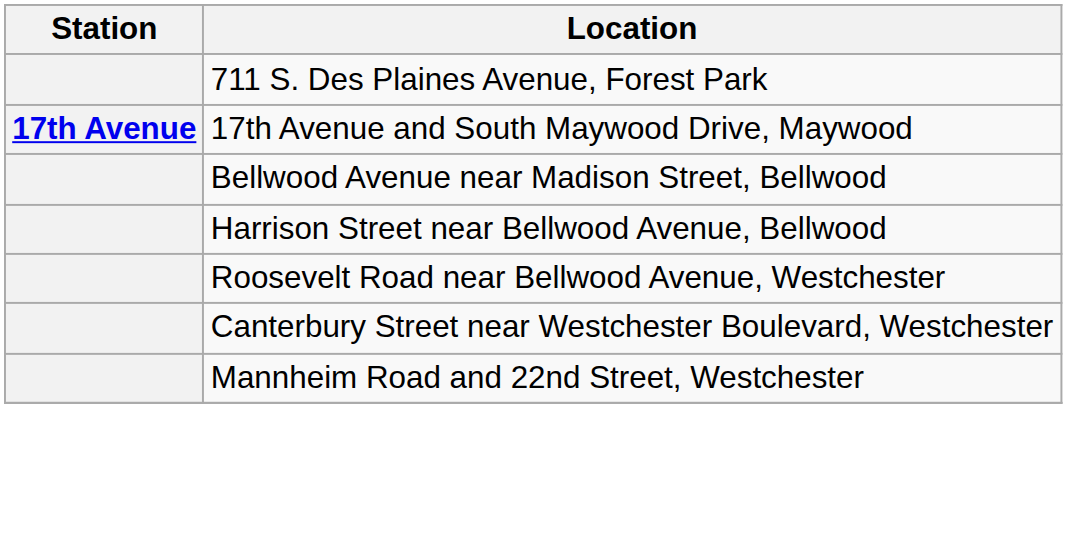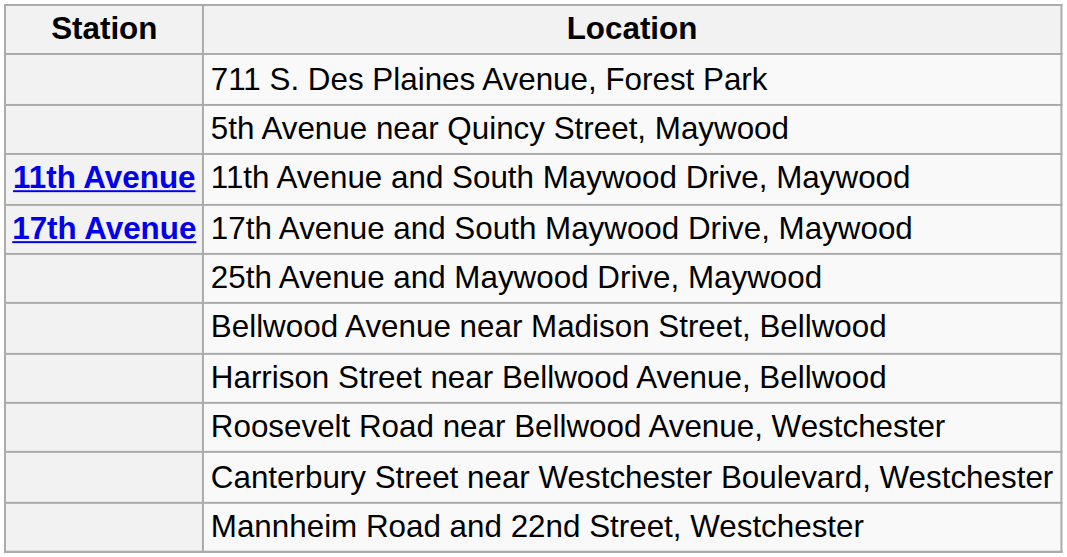+ row: (500, 128)
+ row: (561, 178)
+ row: (516, 278)
